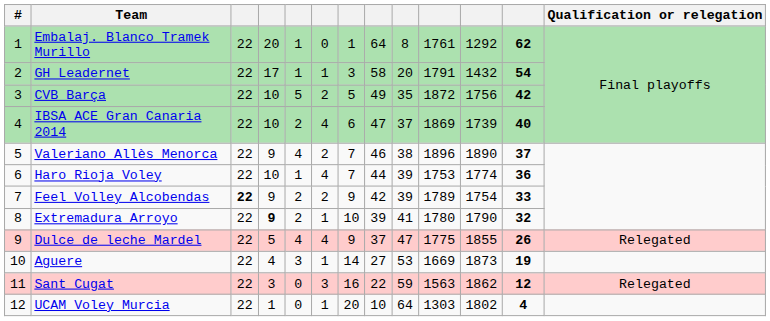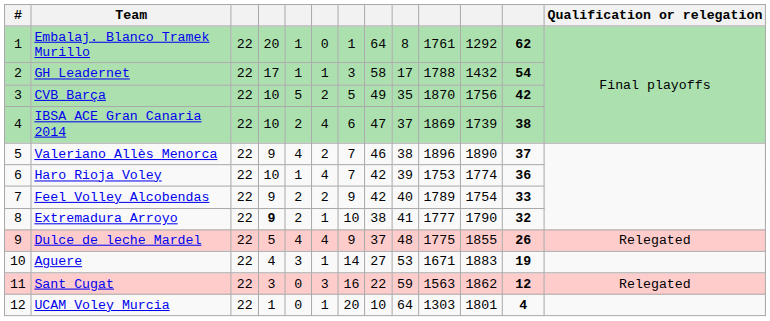(405, 74) 20 -> (405, 74) 17
(439, 74) 1791 -> (439, 74) 1788
(439, 95) 1872 -> (439, 95) 1870
(523, 125) 40 -> (523, 125) 38
(378, 176) 44 -> (378, 176) 42
(245, 197) bold -> (245, 197) normal
(405, 197) 39 -> (405, 197) 40
(378, 219) 39 -> (378, 219) 38
(439, 219) 1780 -> (439, 219) 1777
(405, 240) 47 -> (405, 240) 48
(439, 262) 1669 -> (439, 262) 1671
(481, 262) 1873 -> (481, 262) 1883
(481, 305) 1802 -> (481, 305) 1801
